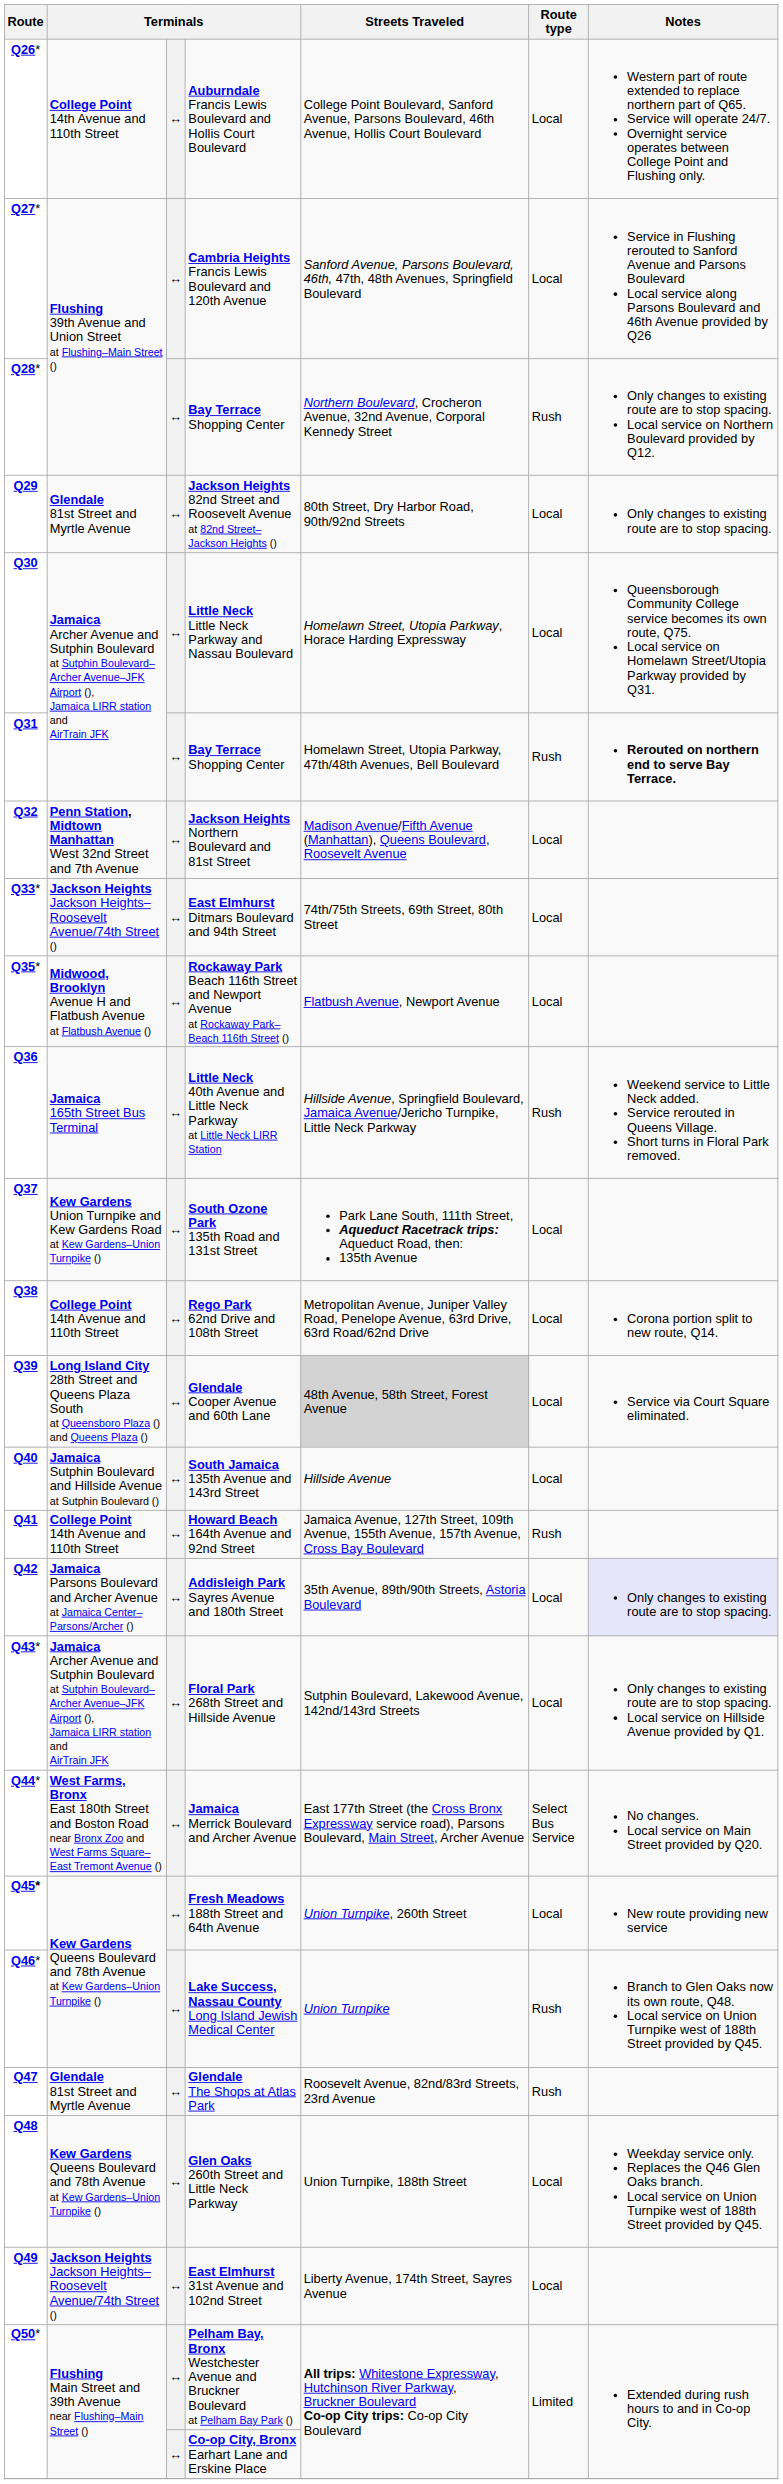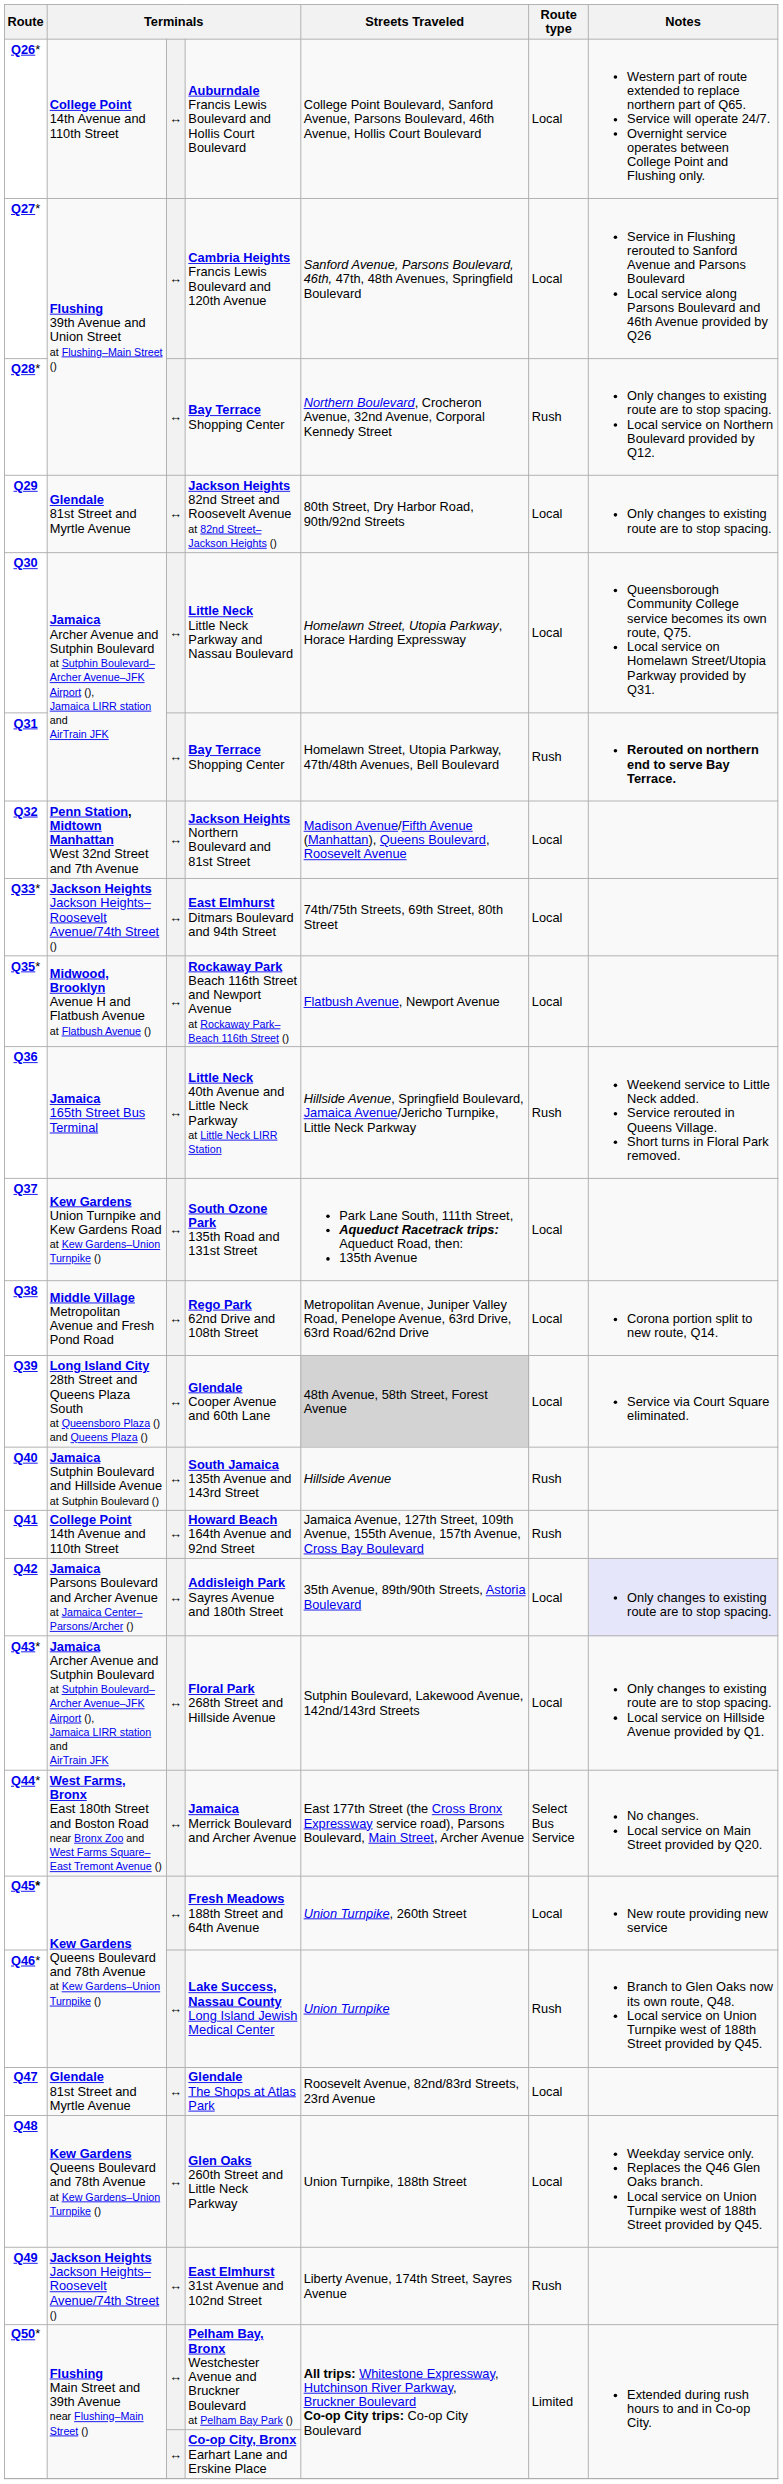(98, 1319) College Point 14th Avenue and 110th Street -> (102, 1319) Middle Village Metropolitan Avenue and Fresh Pond Road
(547, 1479) Local -> (547, 1479) Rush
(547, 2092) Rush -> (547, 2092) Local
(547, 2286) Local -> (547, 2286) Rush
